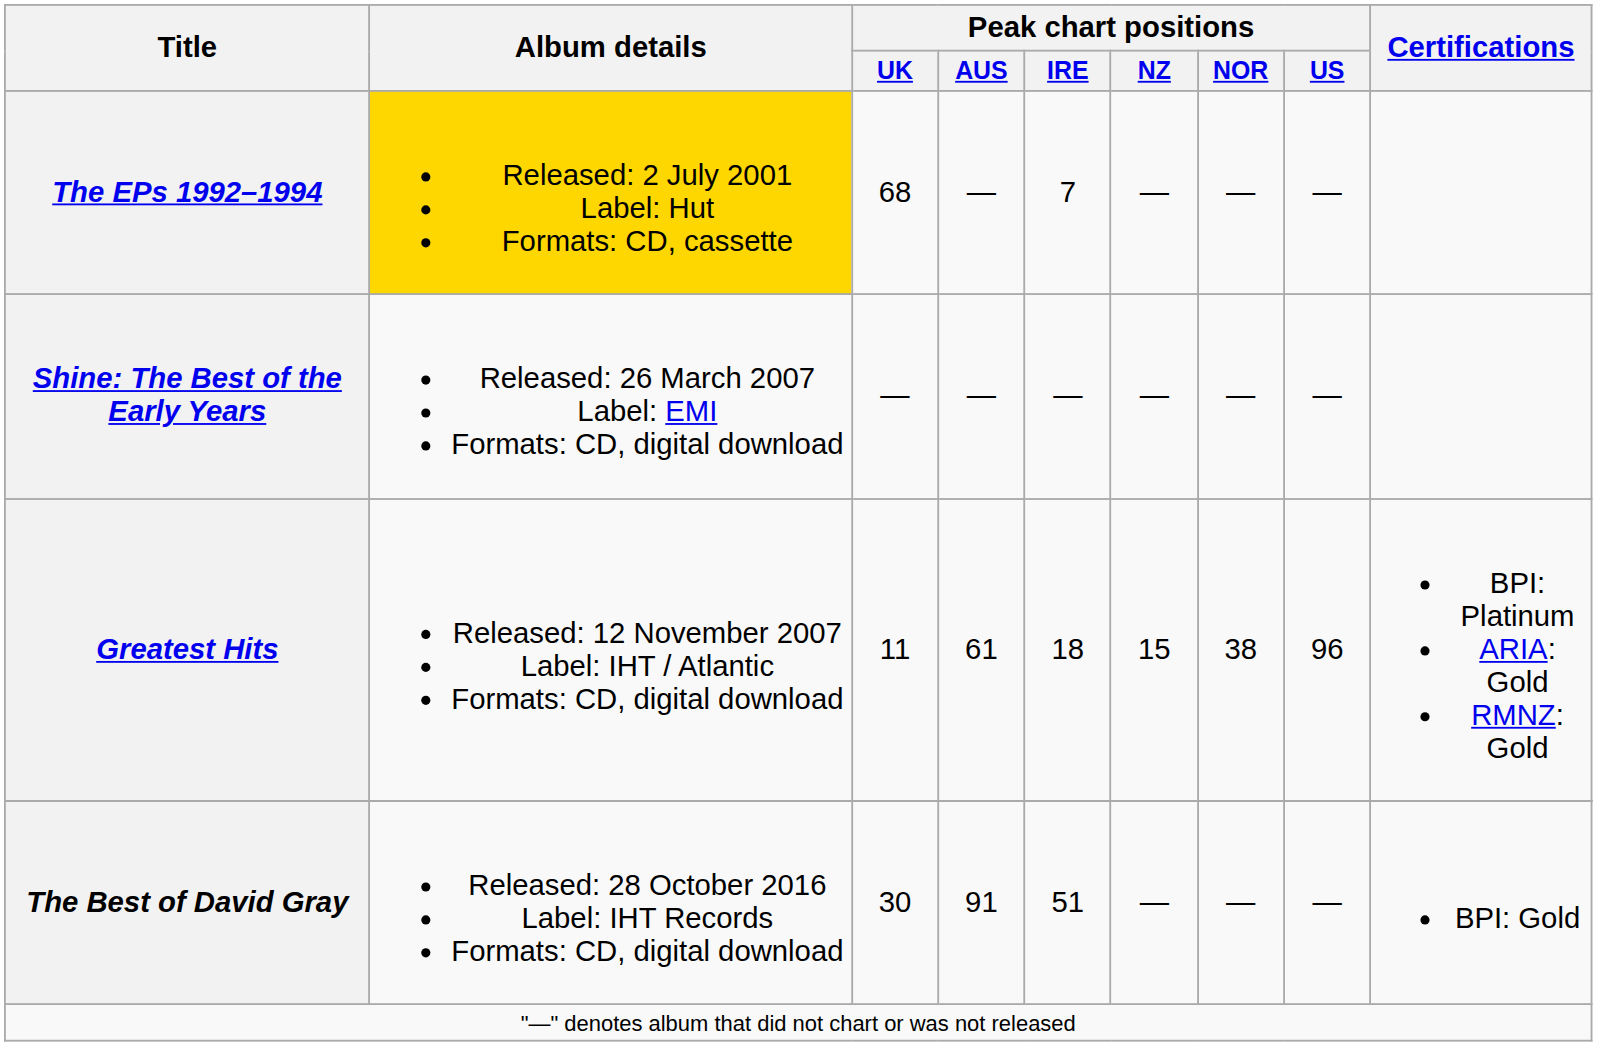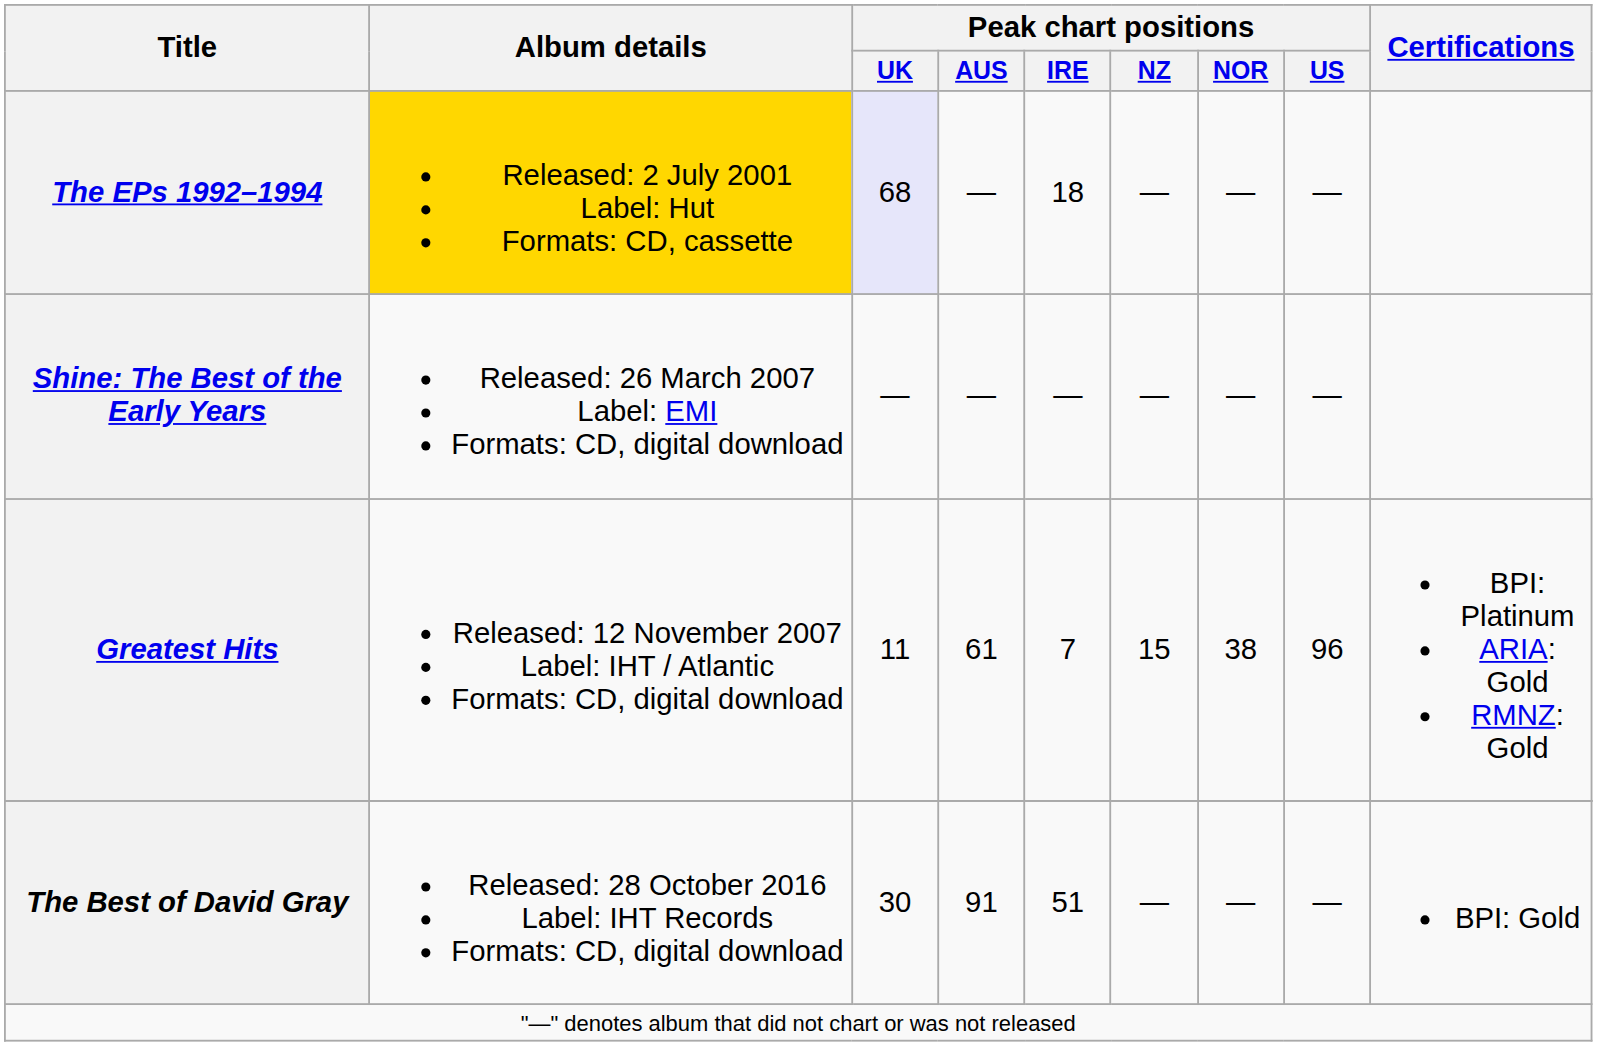(895, 192) no background -> (895, 192) lavender background
(1068, 192) 7 -> (1068, 192) 18
(1068, 649) 18 -> (1068, 649) 7
